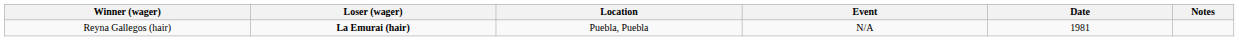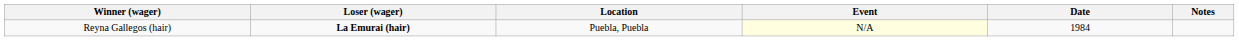(865, 28) no background -> (865, 28) lightyellow background
(1080, 28) 1981 -> (1080, 28) 1984
